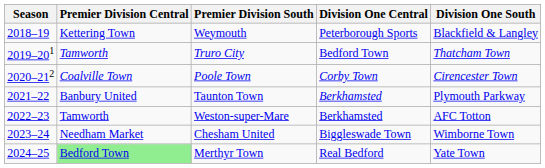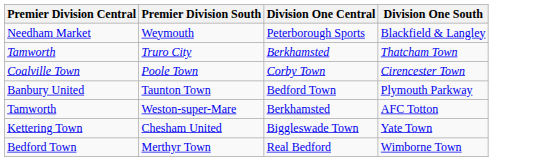- column: (31, 14)
(97, 33) Kettering Town -> (49, 33) Needham Market
(354, 53) Bedford Town -> (298, 52) Berkhamsted
(350, 96) Berkhamsted -> (301, 90) Bedford Town
(101, 134) Needham Market -> (45, 128) Kettering Town
(474, 134) Wimborne Town -> (407, 128) Yate Town
(94, 153) lightgreen background -> (42, 147) no background
(459, 153) Yate Town -> (421, 147) Wimborne Town
